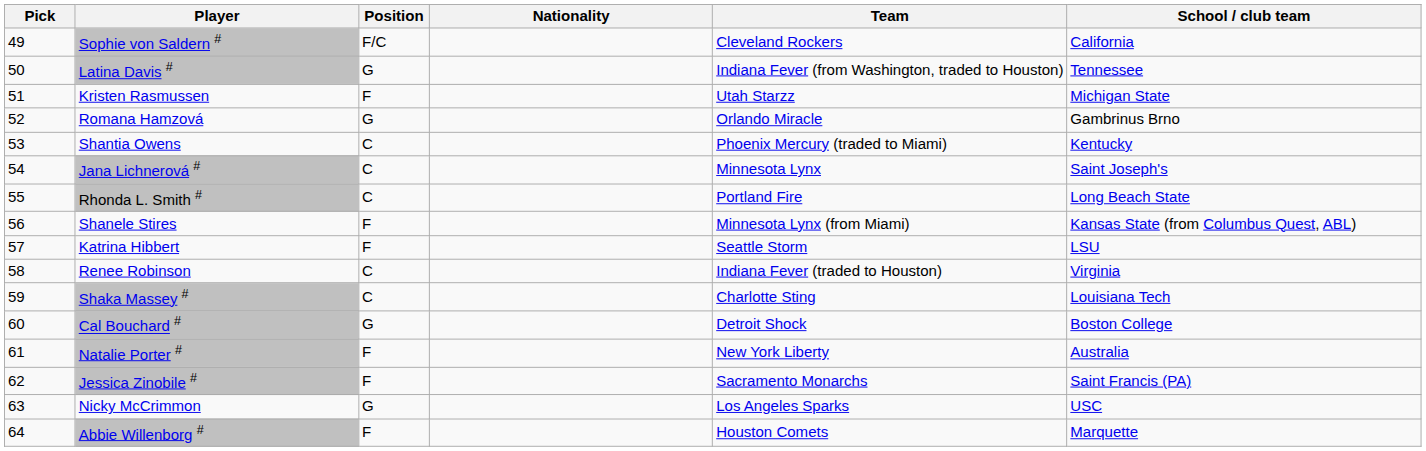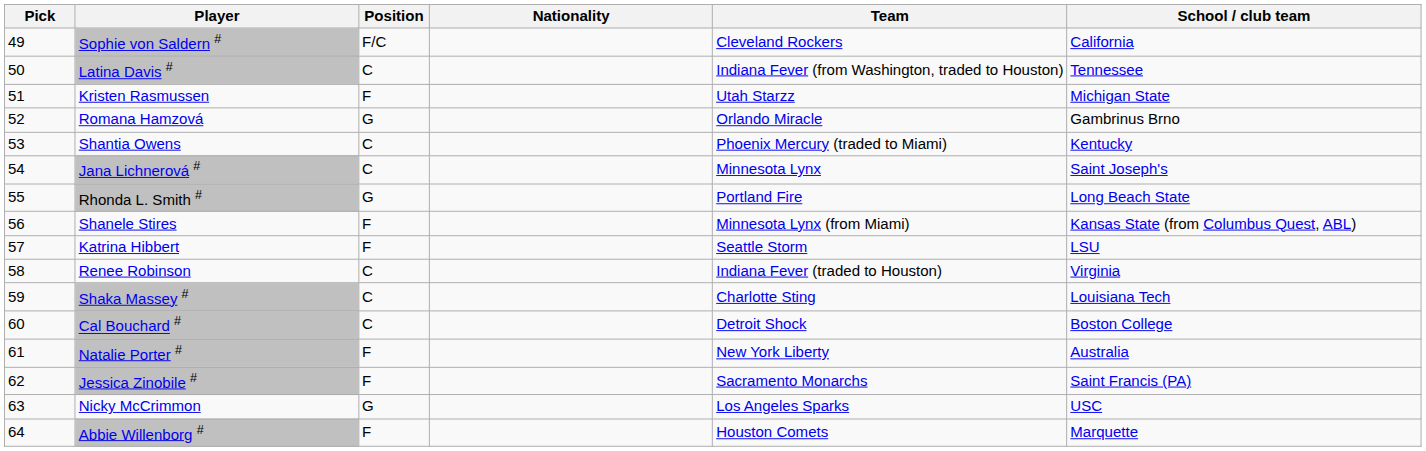(368, 70) G -> (368, 70) C
(368, 197) C -> (368, 197) G
(368, 325) G -> (368, 325) C
